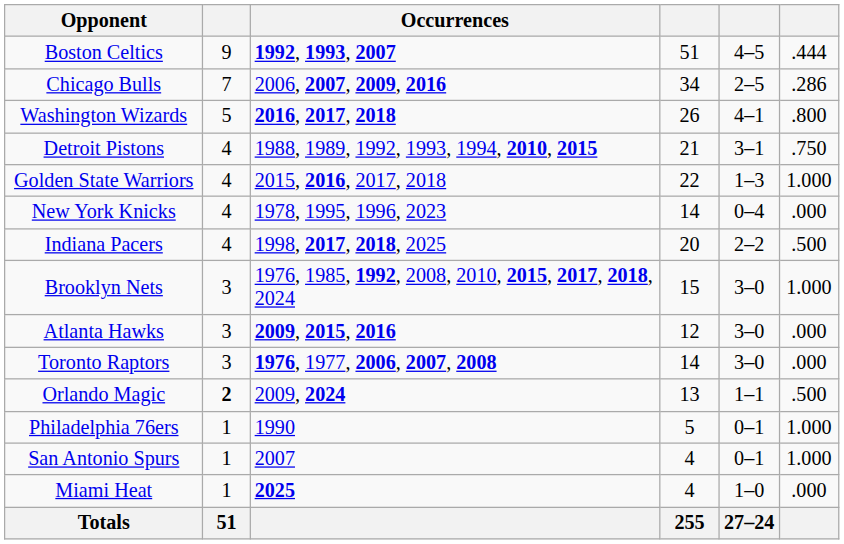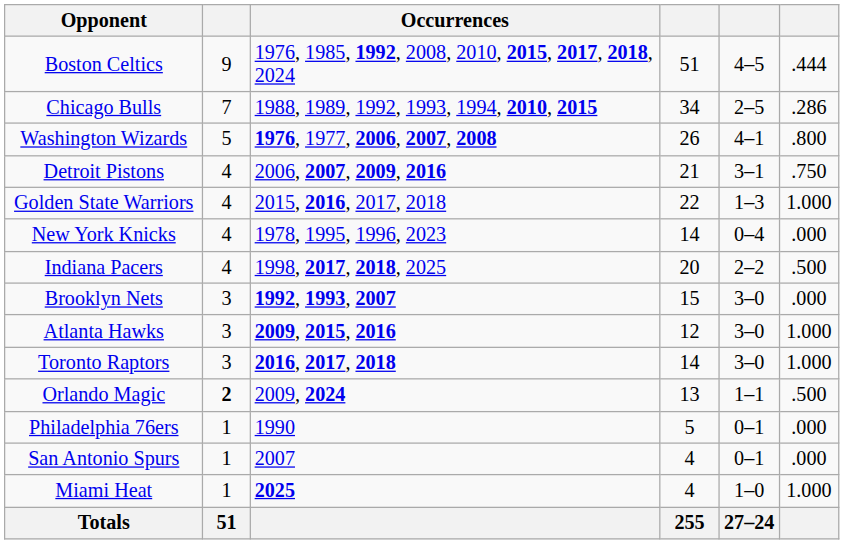(325, 52) 1992, 1993, 2007 -> (454, 63) 1976, 1985, 1992, 2008, 2010, 2015, 2017, 2018, 2024
(350, 84) 2006, 2007, 2009, 2016 -> (426, 107) 1988, 1989, 1992, 1993, 1994, 2010, 2015
(325, 116) 2016, 2017, 2018 -> (376, 139) 1976, 1977, 2006, 2007, 2008
(426, 148) 1988, 1989, 1992, 1993, 1994, 2010, 2015 -> (350, 171) 2006, 2007, 2009, 2016
(454, 287) 1976, 1985, 1992, 2008, 2010, 2015, 2017, 2018, 2024 -> (325, 298) 1992, 1993, 2007
(809, 287) 1.000 -> (809, 298) .000
(809, 330) .000 -> (809, 330) 1.000
(376, 362) 1976, 1977, 2006, 2007, 2008 -> (325, 362) 2016, 2017, 2018
(809, 362) .000 -> (809, 362) 1.000
(809, 426) 1.000 -> (809, 426) .000
(809, 458) 1.000 -> (809, 458) .000
(809, 490) .000 -> (809, 490) 1.000
